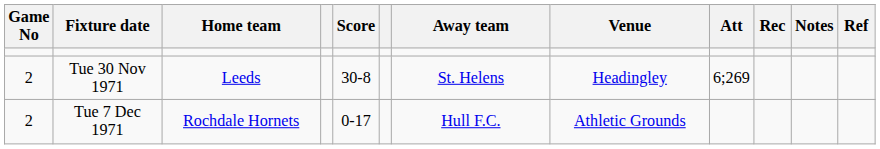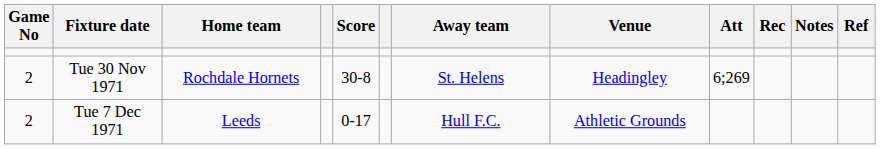(241, 77) Leeds -> (241, 77) Rochdale Hornets
(241, 121) Rochdale Hornets -> (241, 121) Leeds
